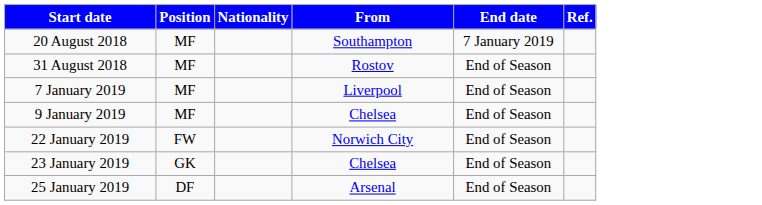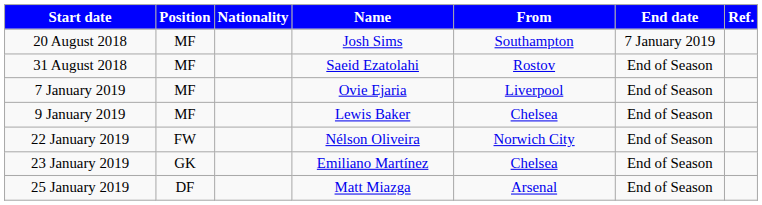+ column: (373, 17)
